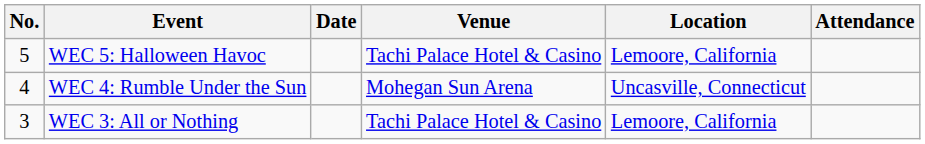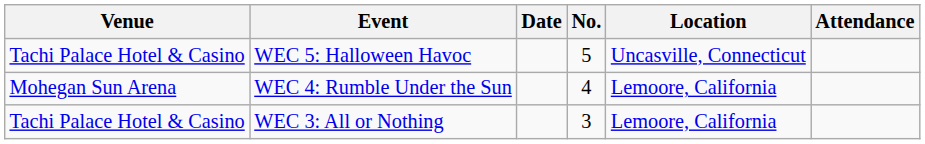columns swapped: (24, 21) <-> (484, 21)
(694, 55) Lemoore, California -> (708, 55) Uncasville, Connecticut
(708, 88) Uncasville, Connecticut -> (694, 88) Lemoore, California
